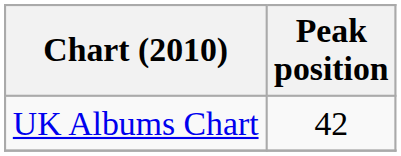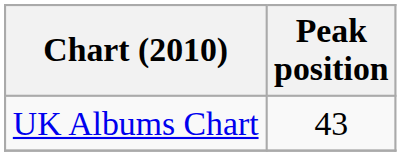(331, 122) 42 -> (331, 122) 43
